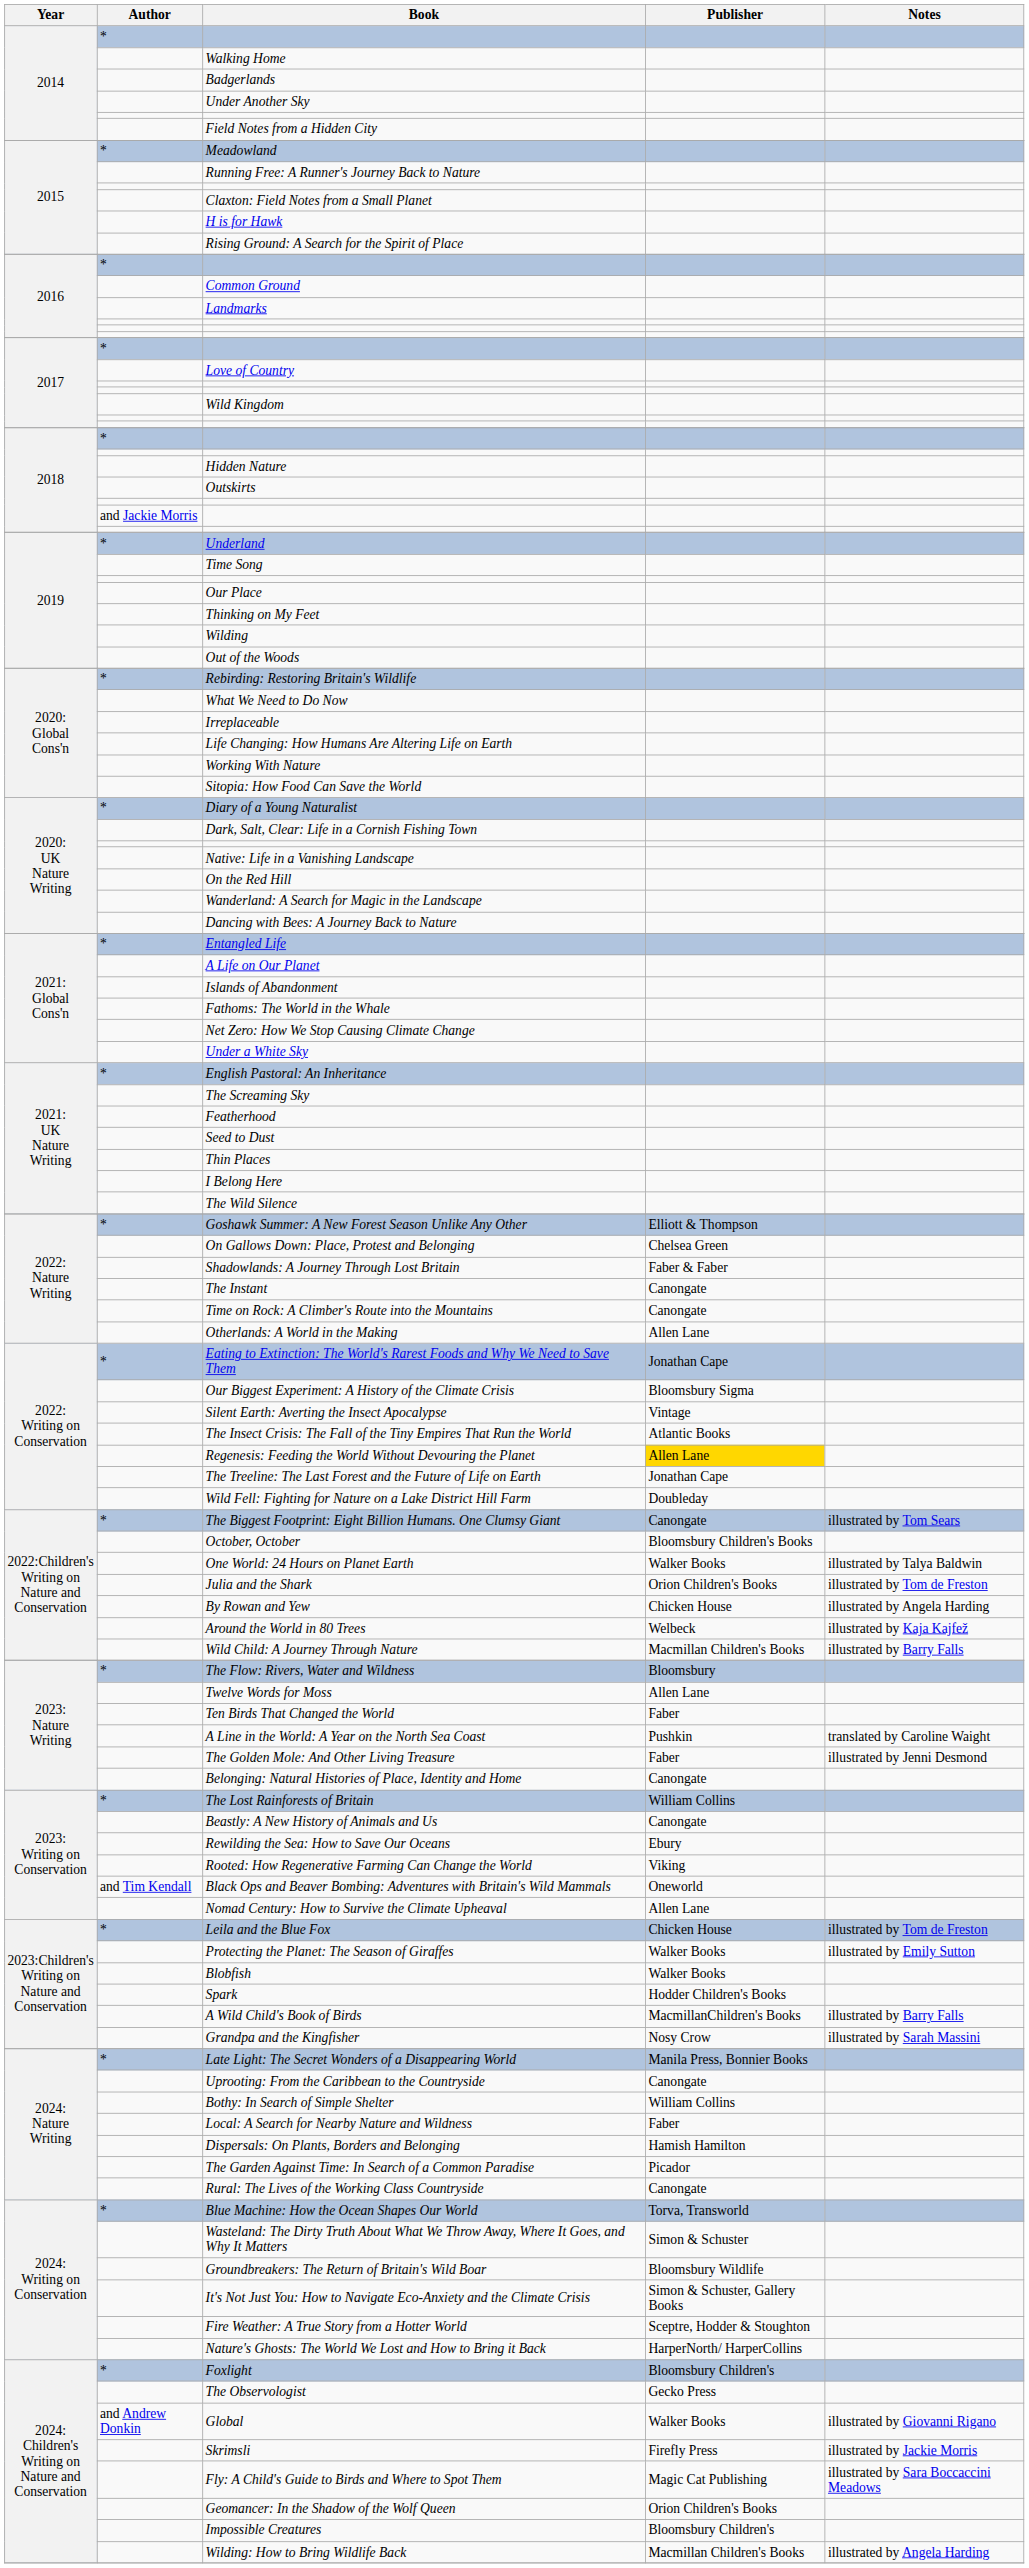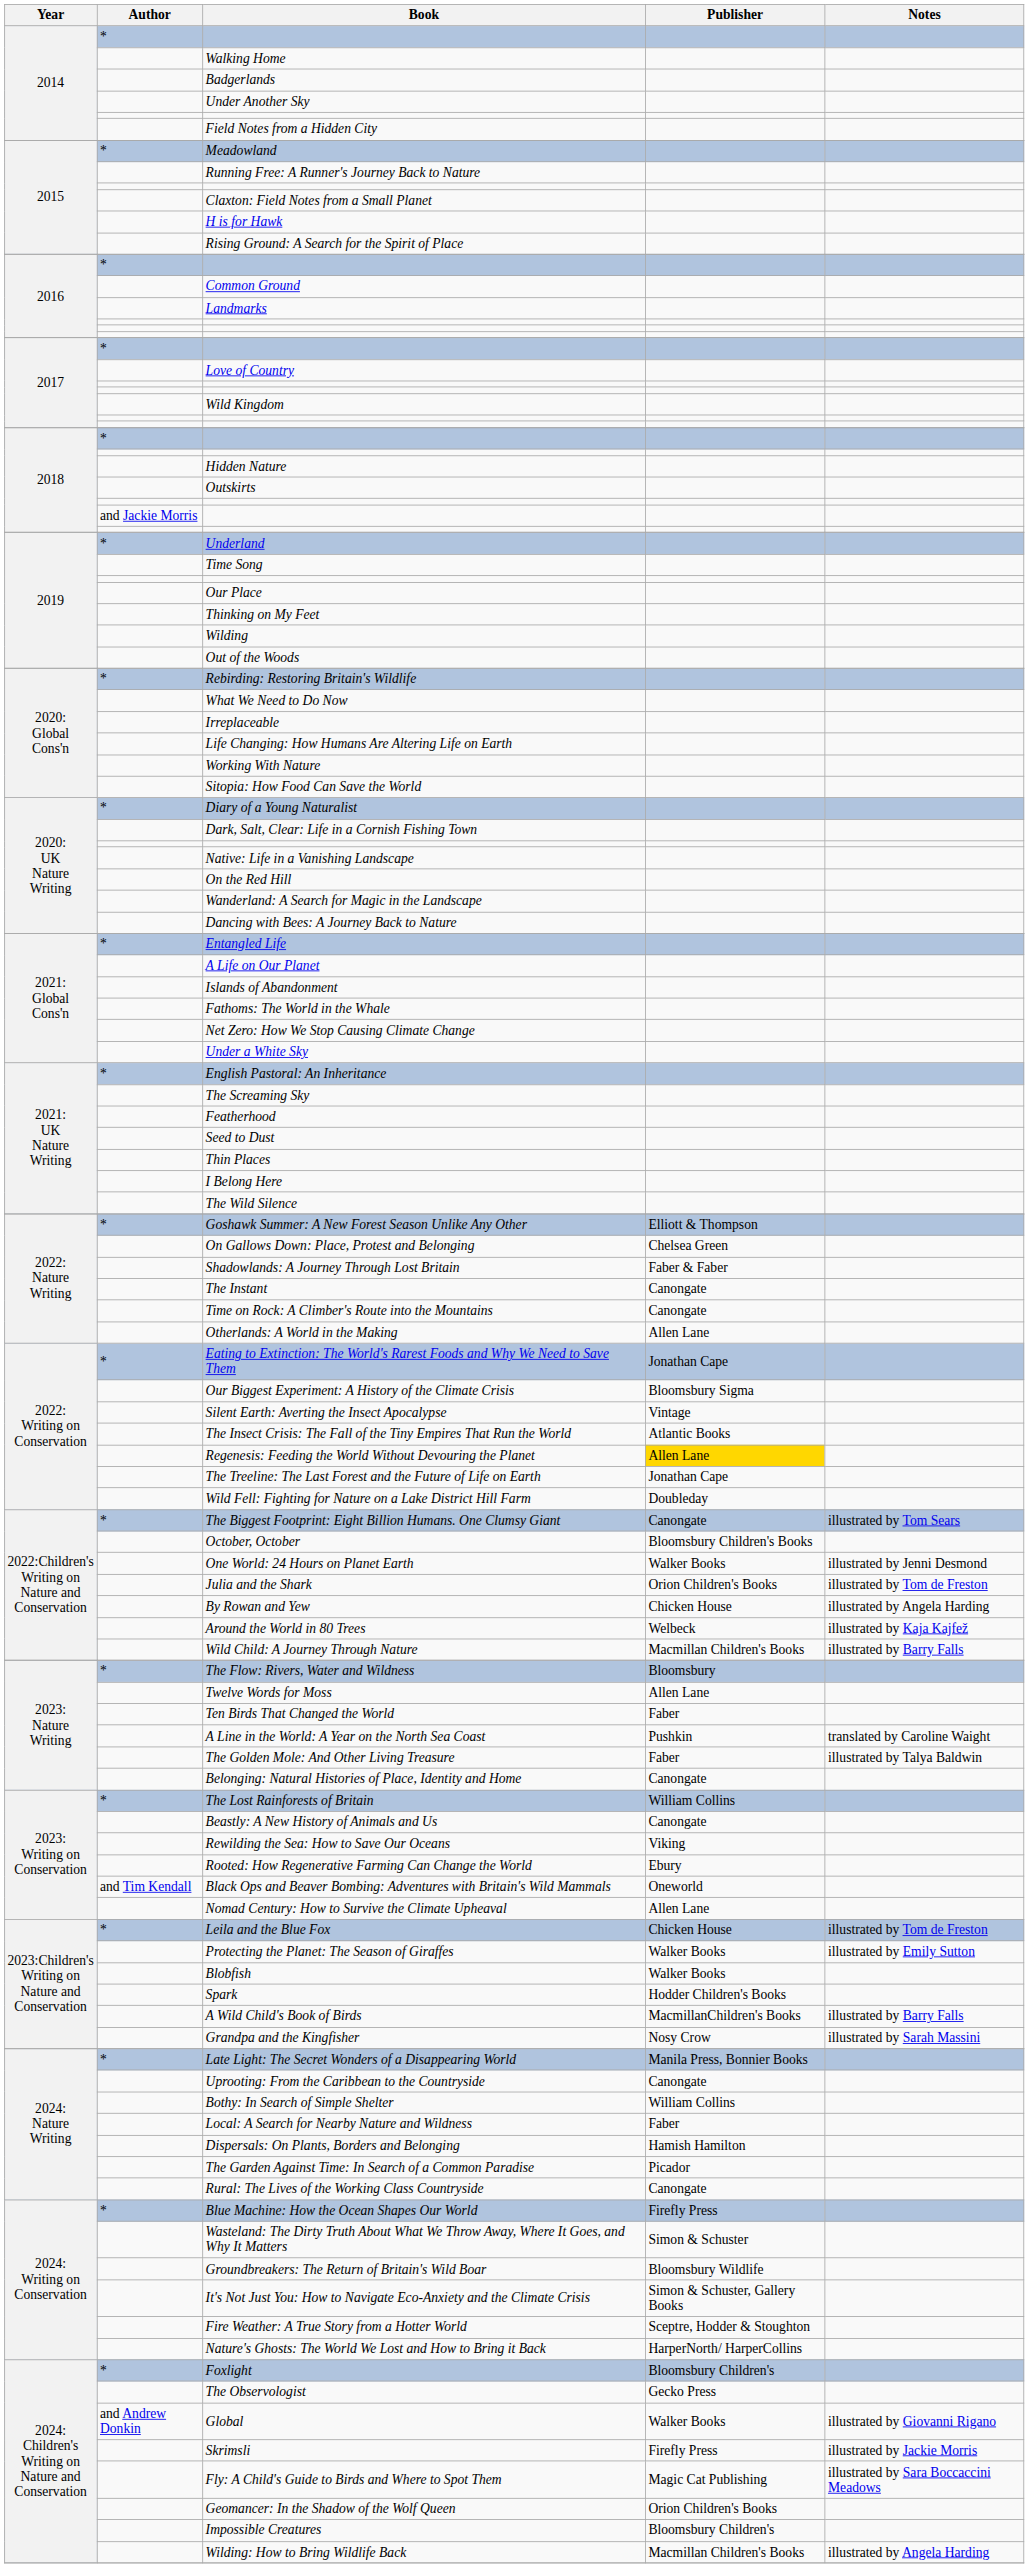(905, 1563) illustrated by Talya Baldwin -> (908, 1563) illustrated by Jenni Desmond
(908, 1757) illustrated by Jenni Desmond -> (905, 1757) illustrated by Talya Baldwin
(665, 1843) Ebury -> (667, 1843) Viking
(667, 1865) Viking -> (665, 1865) Ebury
(699, 2210) Torva, Transworld -> (683, 2210) Firefly Press
